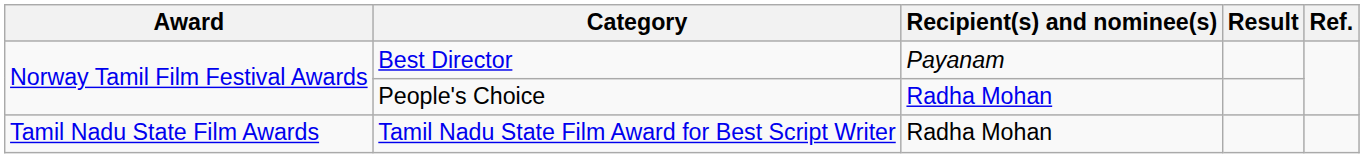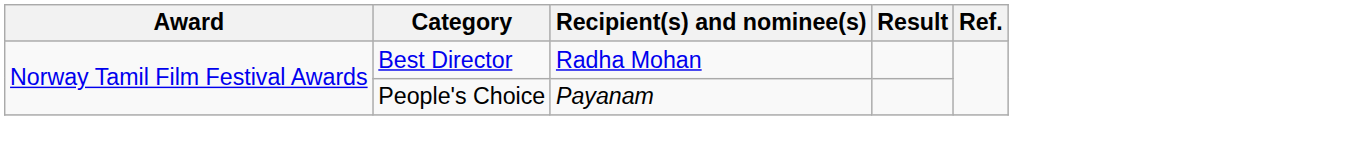(955, 59) Payanam -> (629, 59) Radha Mohan
(979, 96) Radha Mohan -> (605, 96) Payanam
- row: (637, 133)
